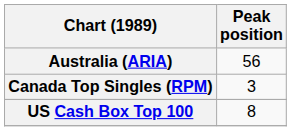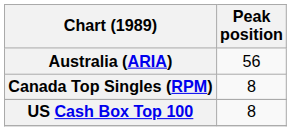(252, 86) 3 -> (252, 86) 8
